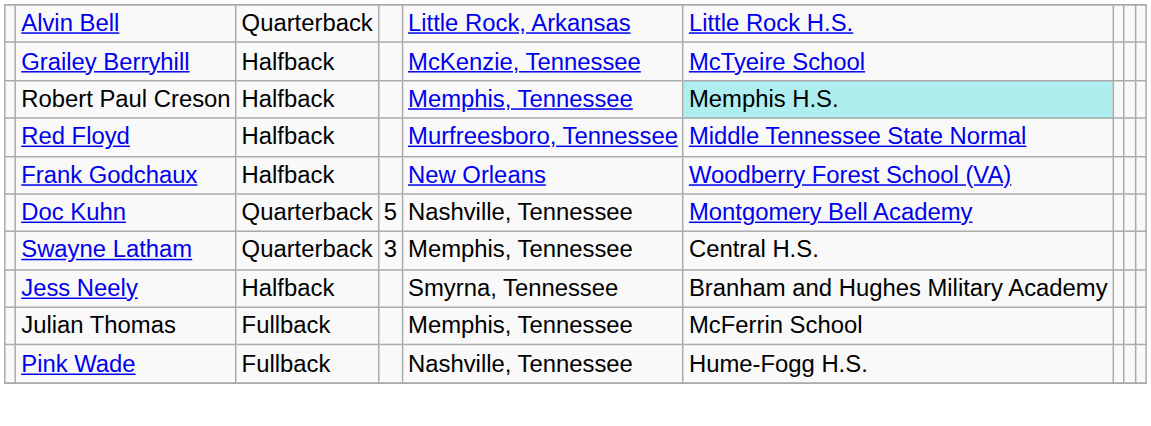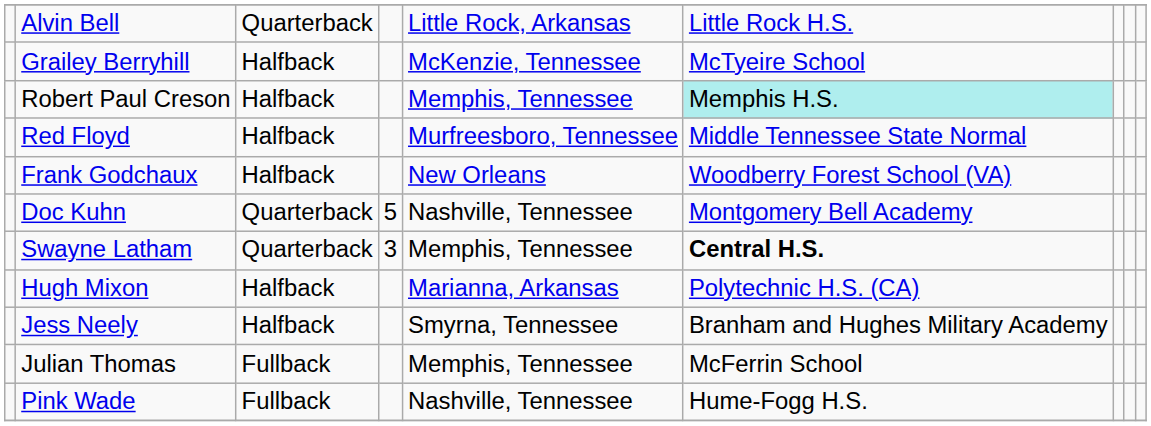(754, 250) normal -> (756, 250) bold
+ row: (85, 288)
